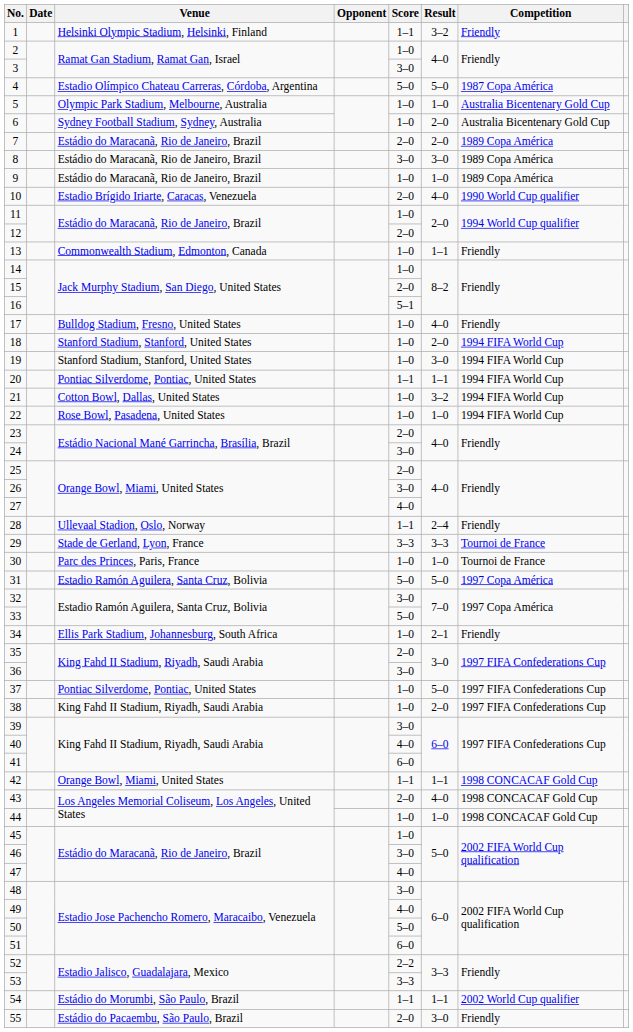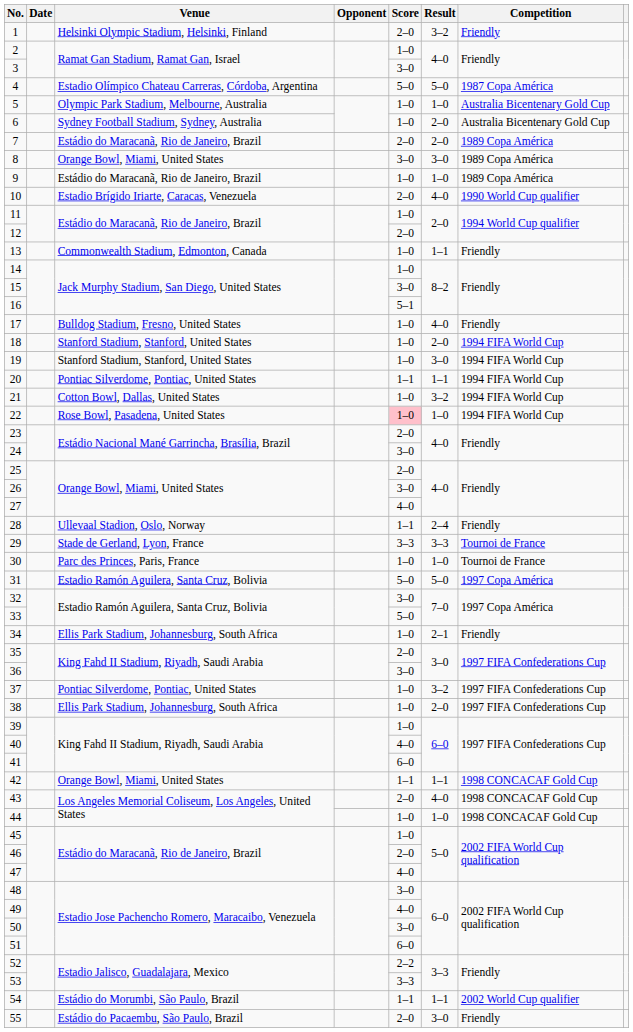(405, 31) 1–1 -> (405, 31) 2–0
(159, 159) Estádio do Maracanã, Rio de Janeiro, Brazil -> (141, 159) Orange Bowl, Miami, United States
(405, 287) 2–0 -> (405, 287) 3–0
(405, 415) no background -> (405, 415) pink background
(440, 689) 5–0 -> (440, 689) 3–2
(160, 707) King Fahd II Stadium, Riyadh, Saudi Arabia -> (167, 707) Ellis Park Stadium, Johannesburg, South Africa
(405, 726) 3–0 -> (405, 726) 1–0
(405, 854) 3–0 -> (405, 854) 2–0
(405, 927) 5–0 -> (405, 927) 3–0
